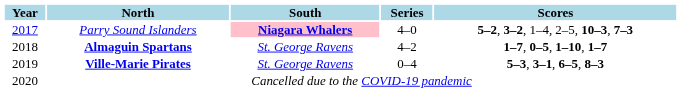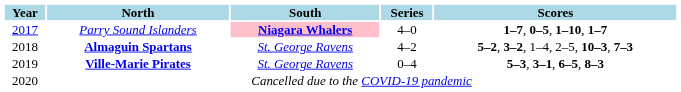(555, 29) 5–2, 3–2, 1–4, 2–5, 10–3, 7–3 -> (555, 29) 1–7, 0–5, 1–10, 1–7
(555, 46) 1–7, 0–5, 1–10, 1–7 -> (555, 46) 5–2, 3–2, 1–4, 2–5, 10–3, 7–3
